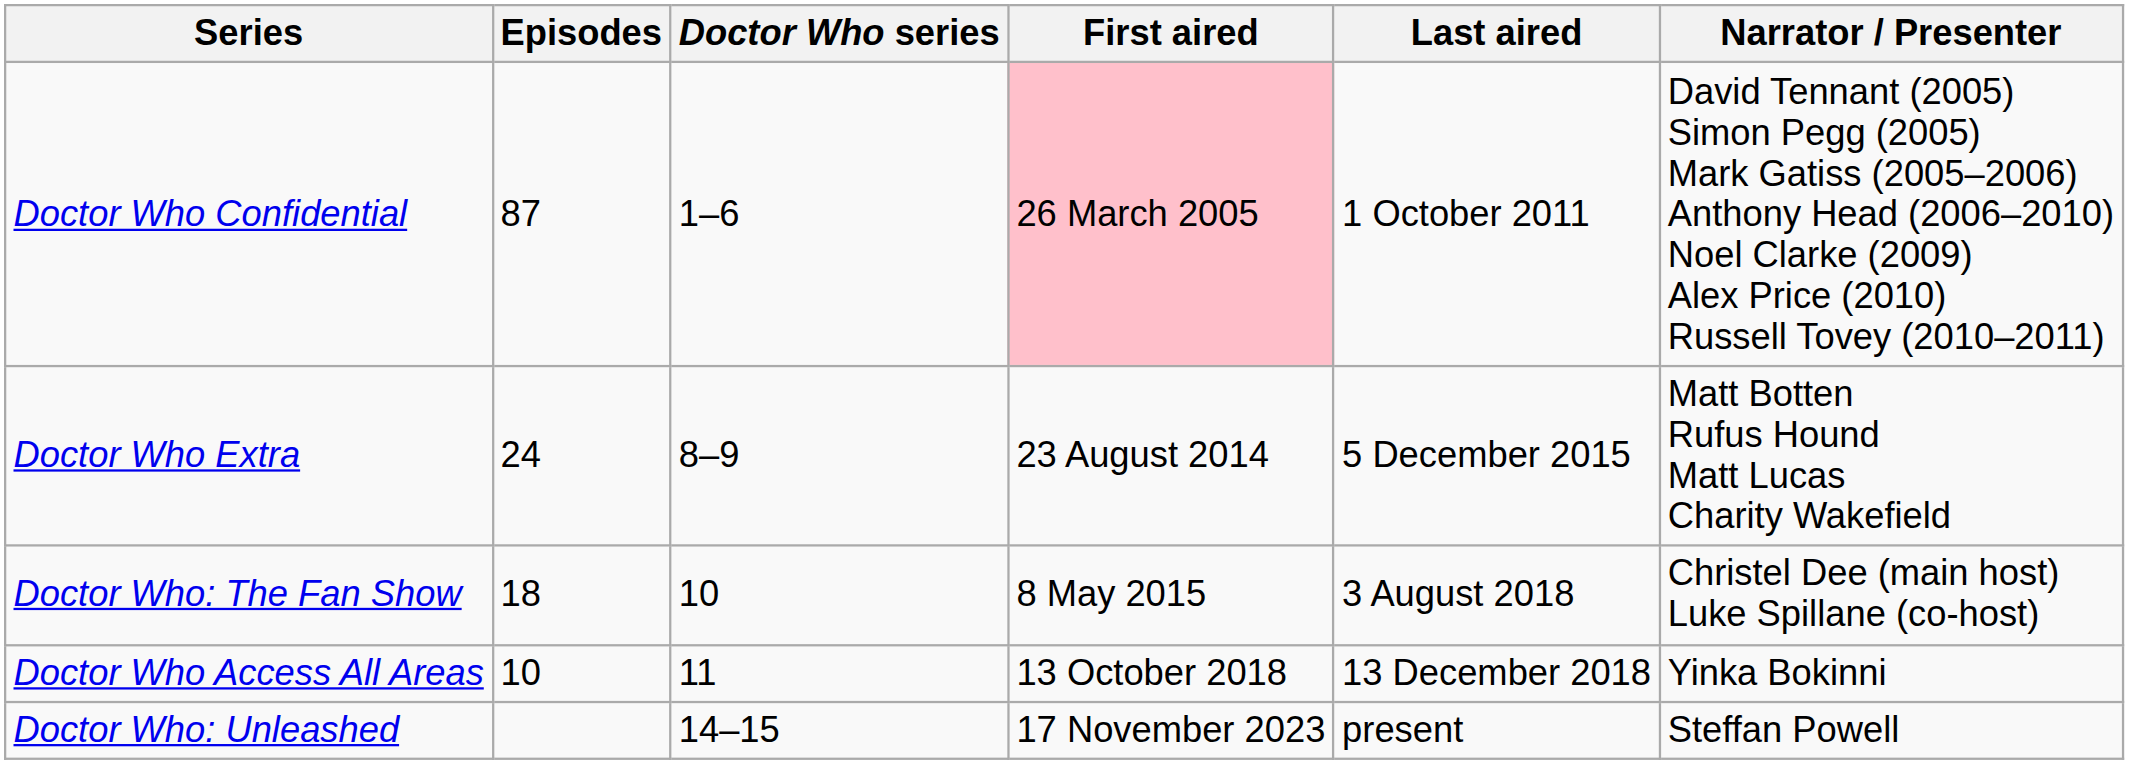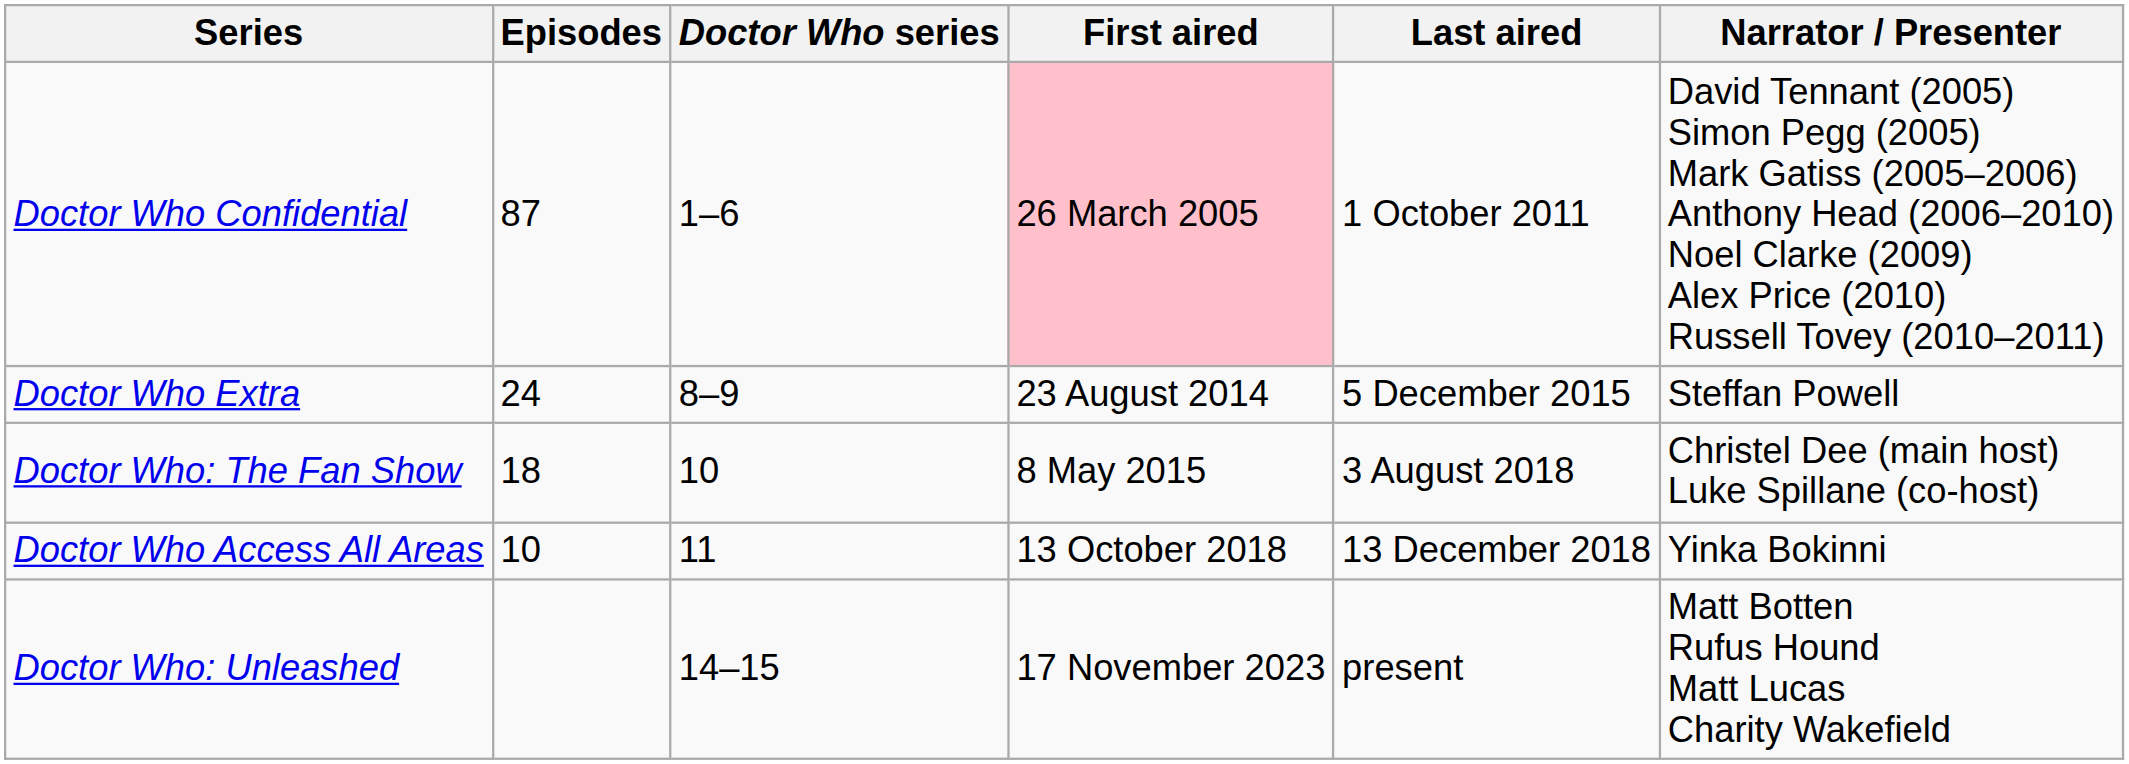(1809, 454) Matt Botten Rufus Hound Matt Lucas Charity Wakefield -> (1784, 393) Steffan Powell
(1784, 729) Steffan Powell -> (1809, 668) Matt Botten Rufus Hound Matt Lucas Charity Wakefield
